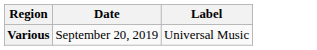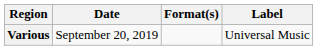+ column: (191, 14)
